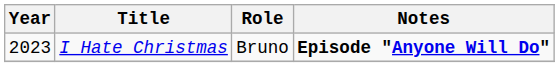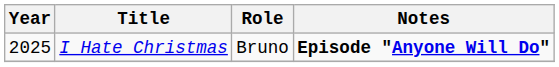(30, 48) 2023 -> (30, 48) 2025
